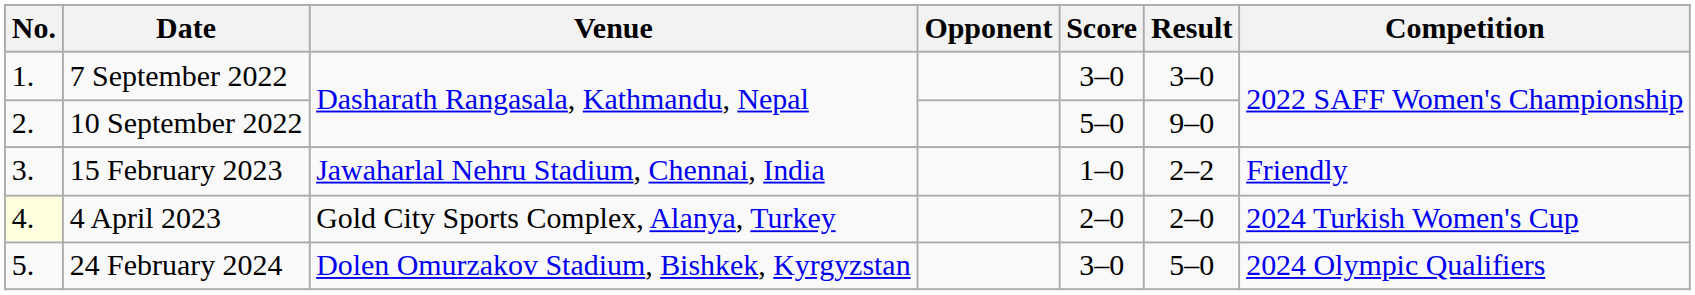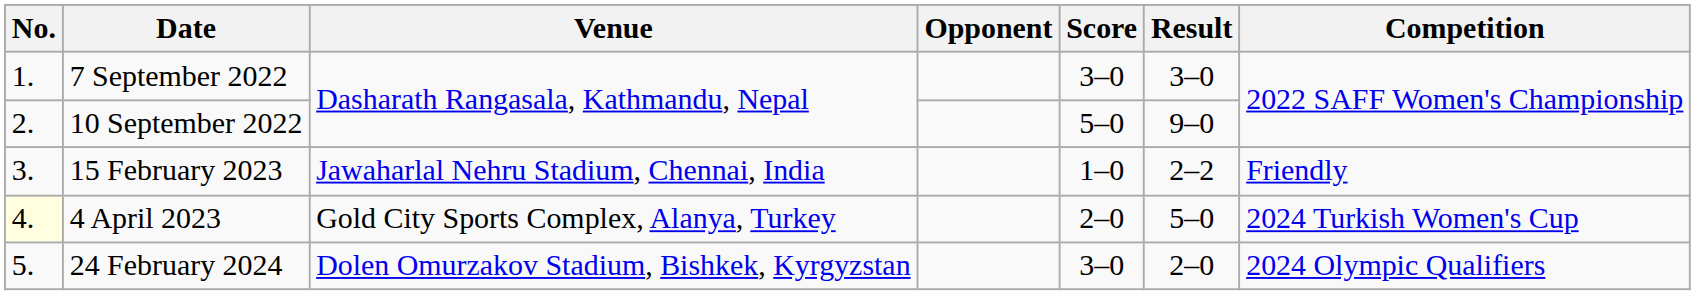(1192, 218) 2–0 -> (1192, 218) 5–0
(1192, 265) 5–0 -> (1192, 265) 2–0
